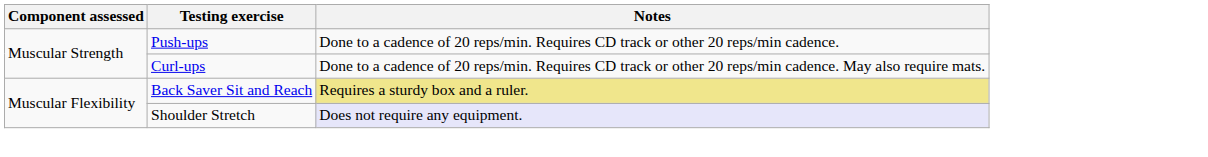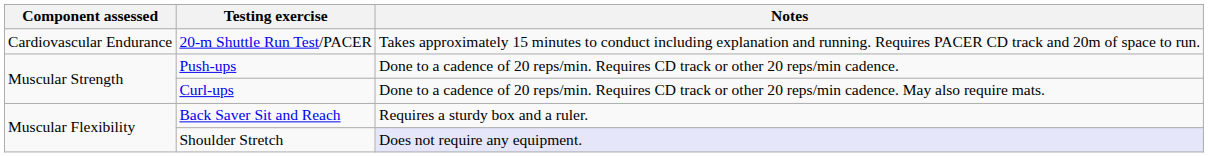+ row: (276, 41)
(424, 90) khaki background -> (484, 115) no background
